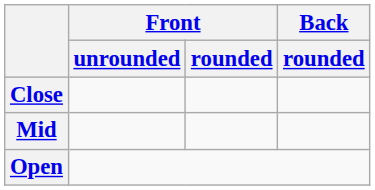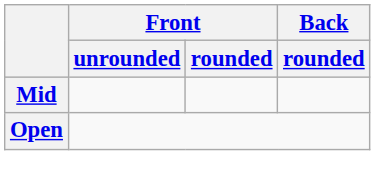- row: (36, 94)
